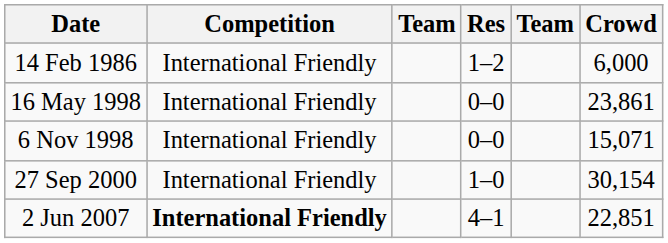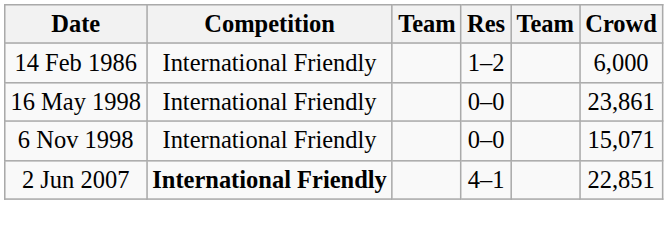- row: (76, 179)
